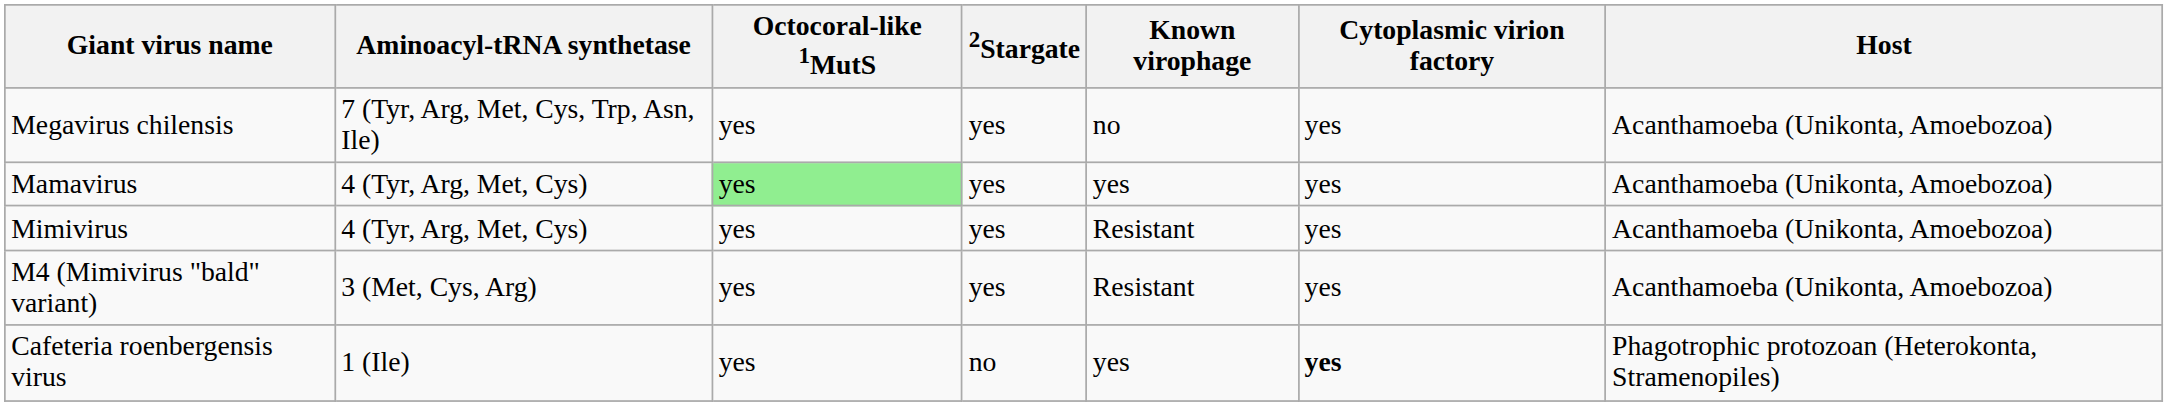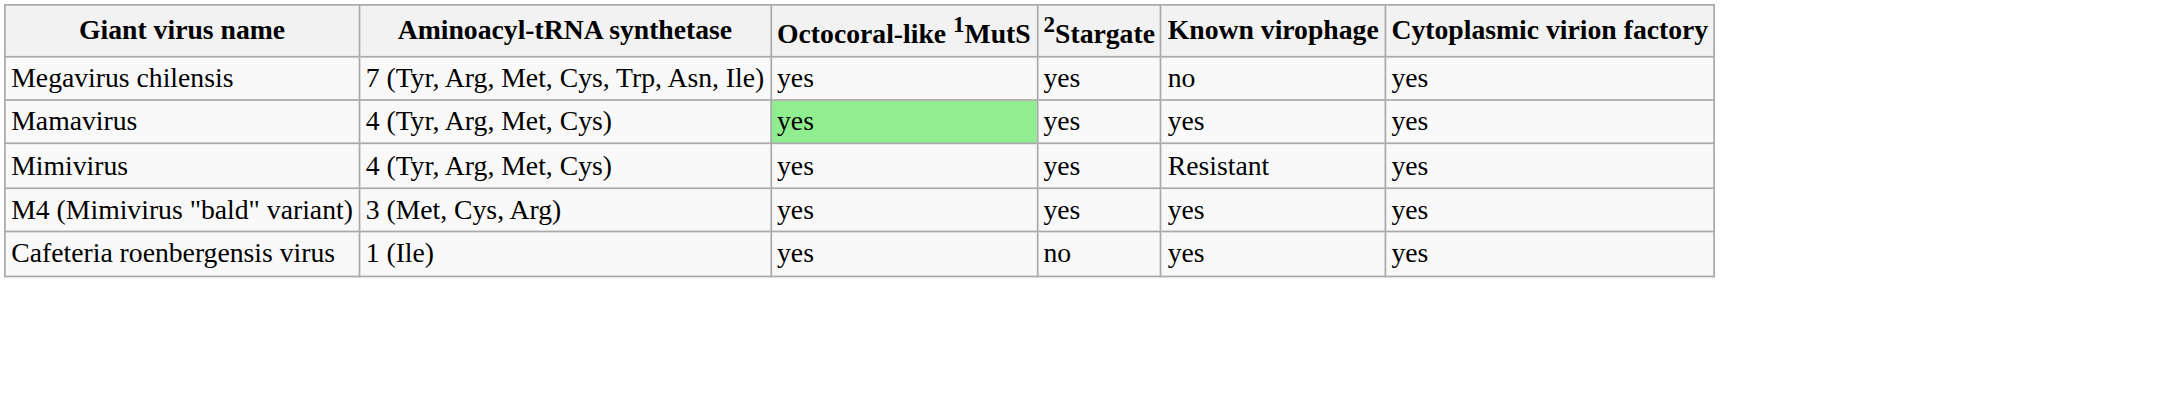- column: (1884, 45)
(1144, 287) Resistant -> (1186, 209) yes
(1323, 362) bold -> (1410, 253) normal
